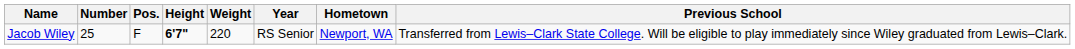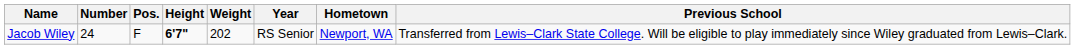(87, 34) 25 -> (87, 34) 24
(220, 34) 220 -> (220, 34) 202
